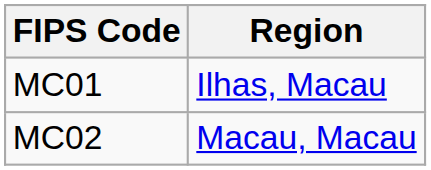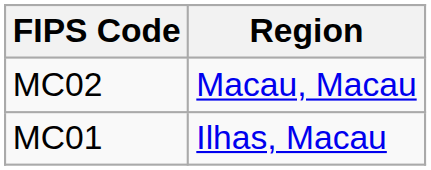rows swapped: (58, 84) <-> (58, 137)
